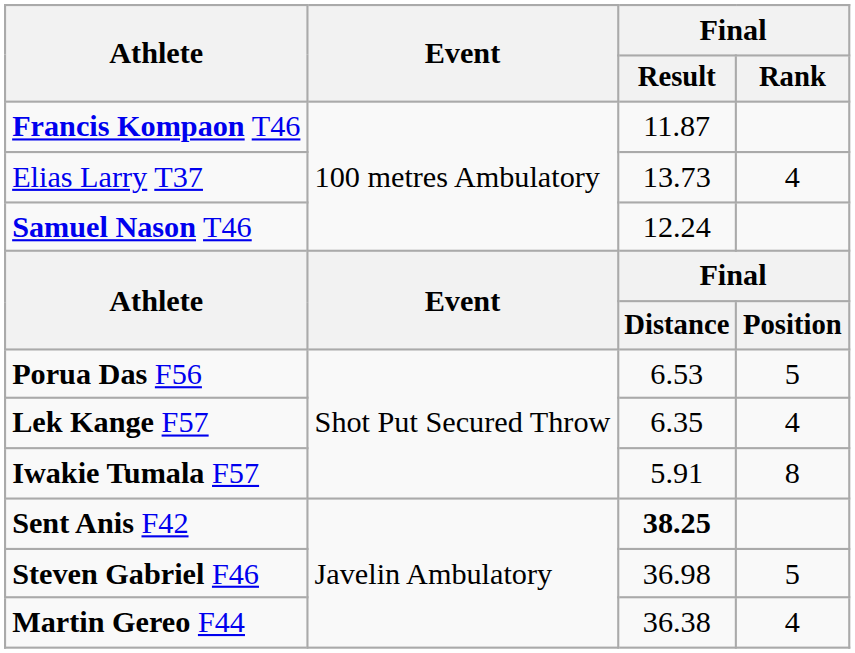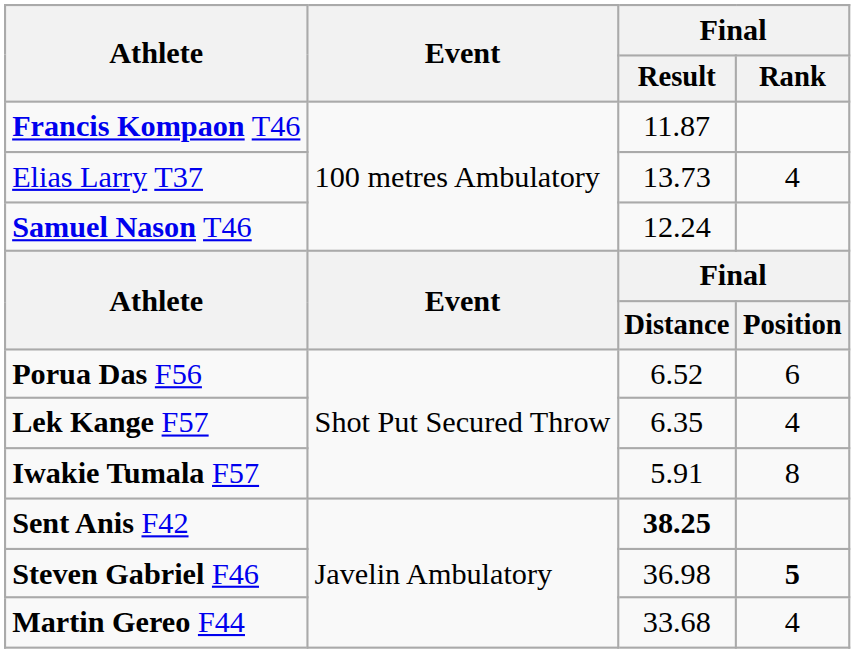(677, 373) 6.53 -> (677, 373) 6.52
(792, 373) 5 -> (792, 373) 6
(792, 573) normal -> (792, 573) bold
(677, 622) 36.38 -> (677, 622) 33.68
